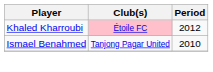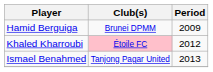+ row: (42, 28)
(190, 44) 2010 -> (190, 59) 2013
